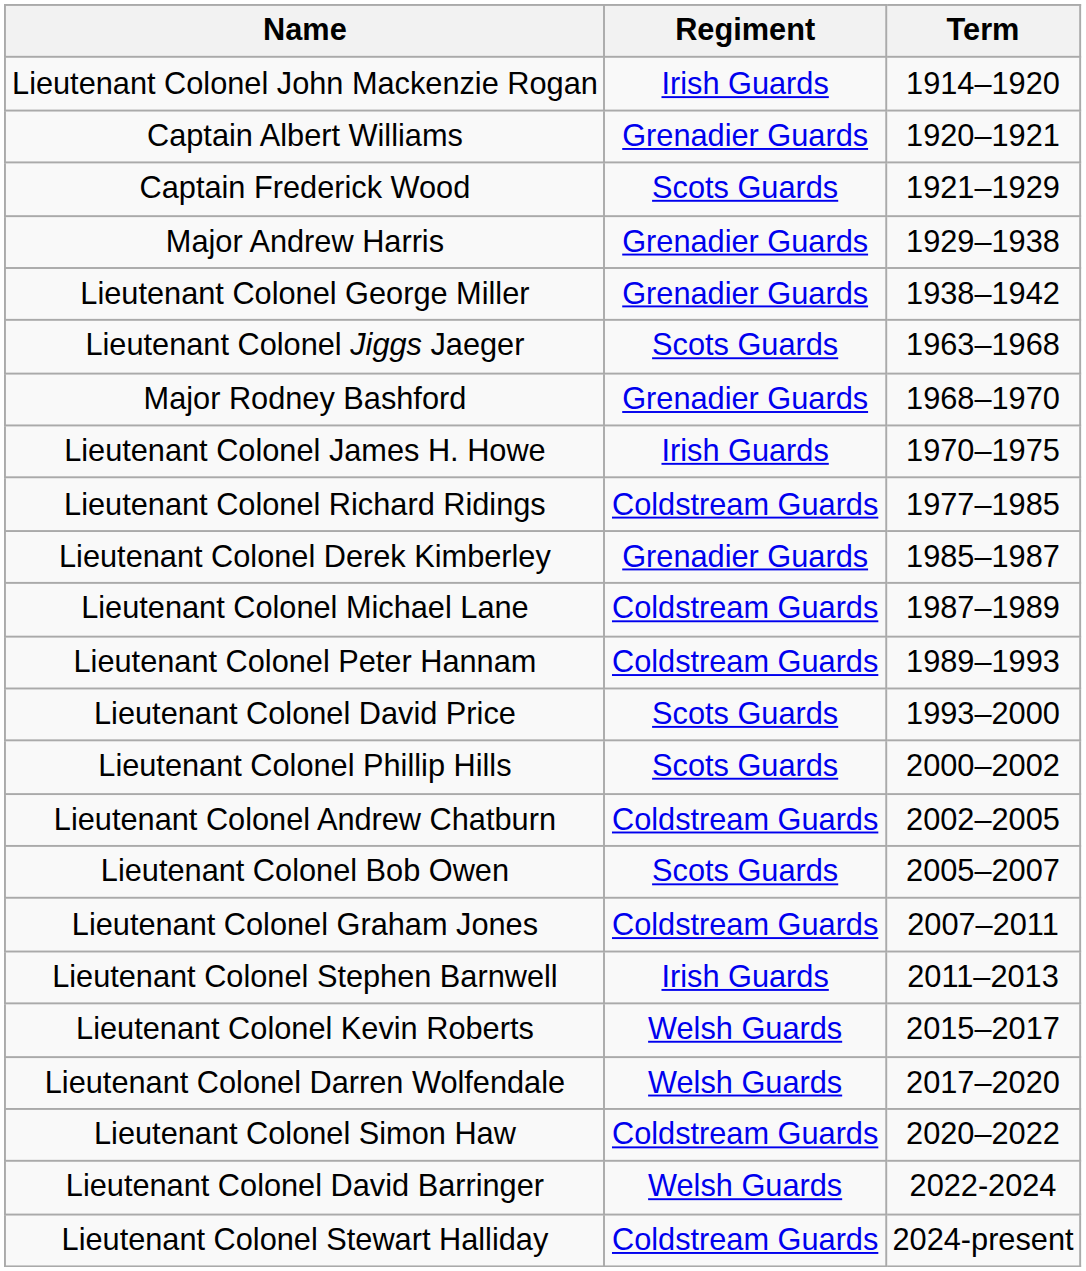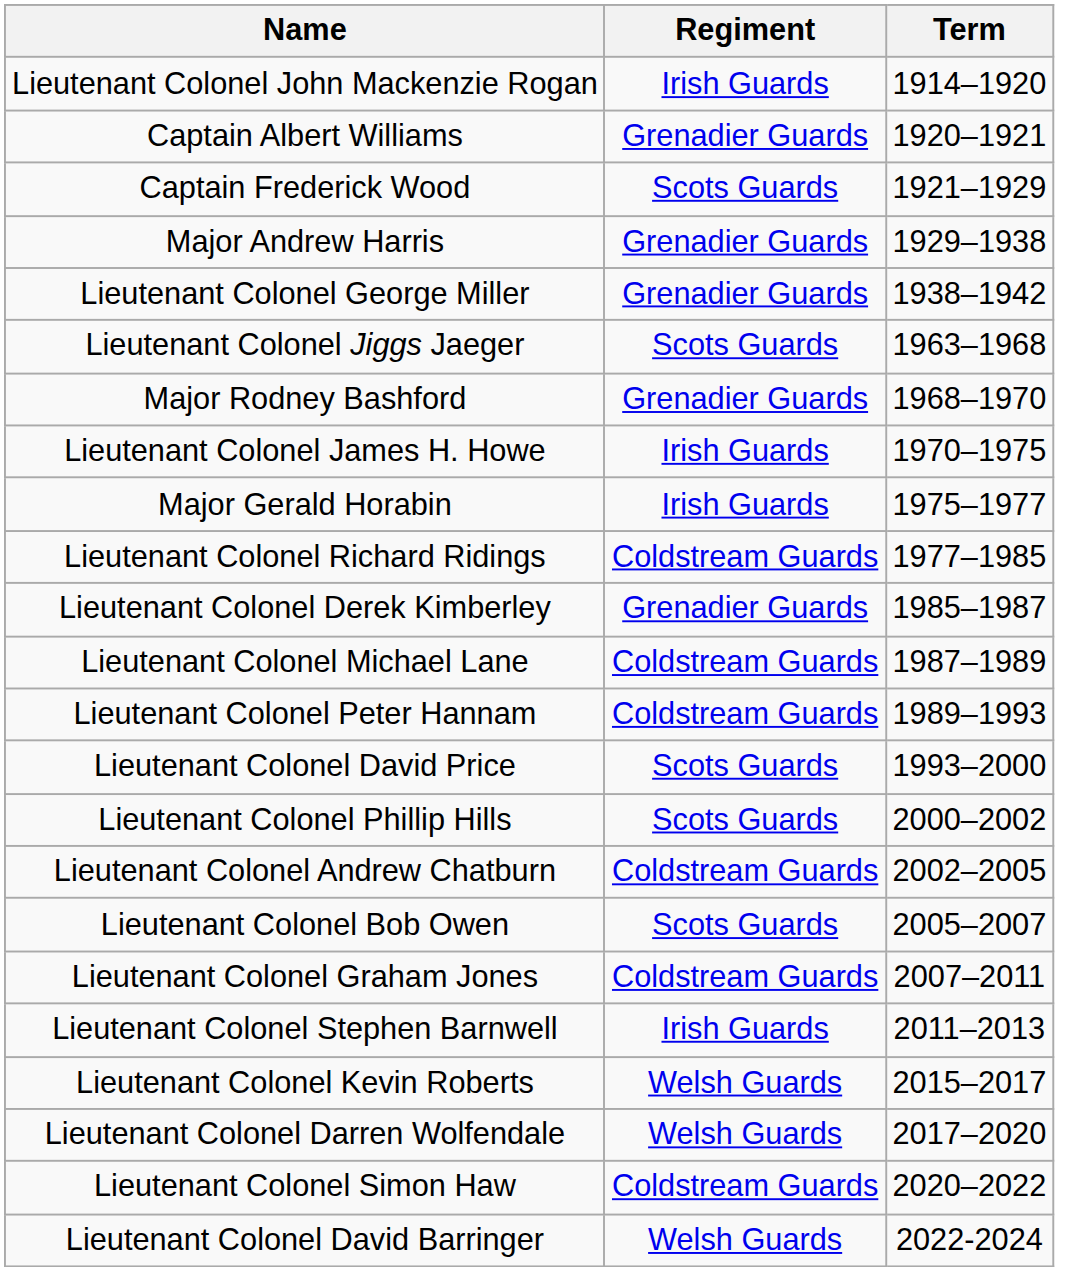+ row: (305, 503)
- row: (305, 1239)
